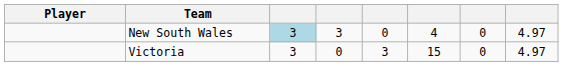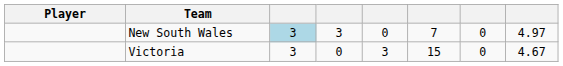(434, 33) 4 -> (434, 33) 7
(532, 52) 4.97 -> (532, 52) 4.67
